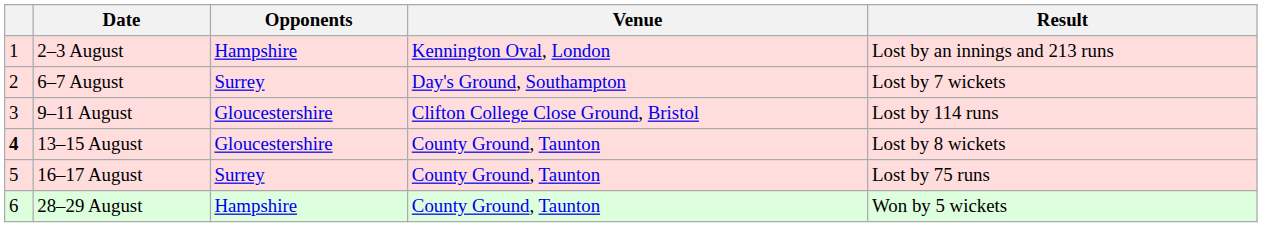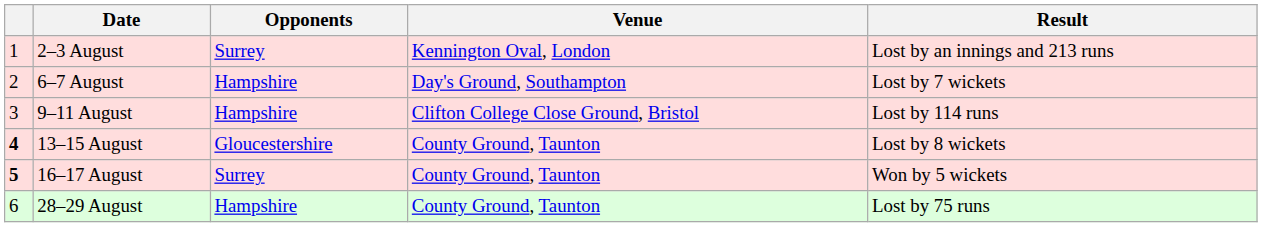(256, 51) Hampshire -> (240, 51) Surrey
(240, 82) Surrey -> (256, 82) Hampshire
(274, 113) Gloucestershire -> (256, 113) Hampshire
(14, 175) normal -> (14, 175) bold
(931, 175) Lost by 75 runs -> (940, 175) Won by 5 wickets
(940, 206) Won by 5 wickets -> (931, 206) Lost by 75 runs
